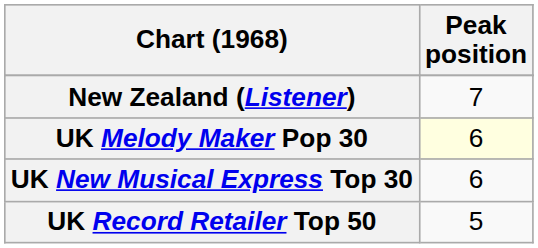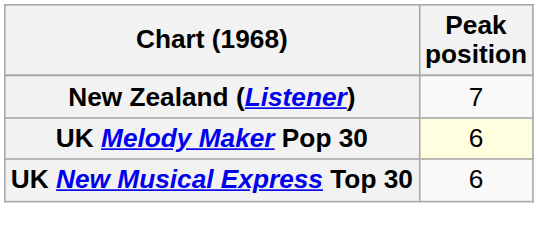- row: (212, 221)
